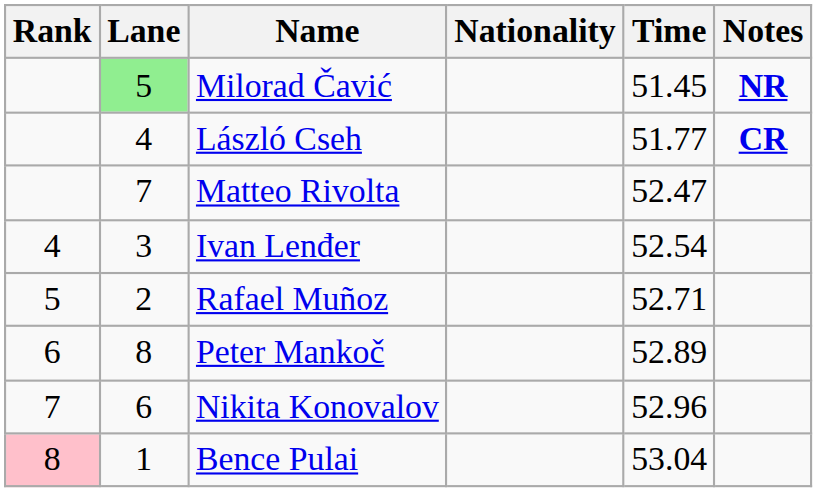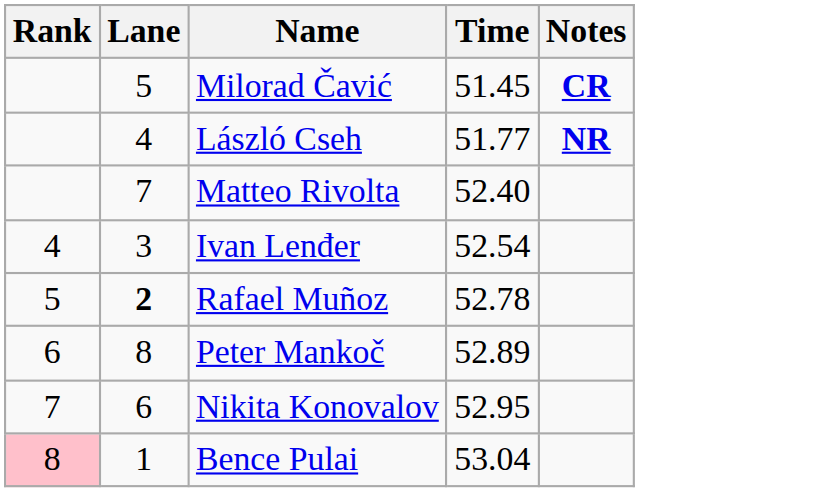- column: (535, 31)
(144, 84) lightgreen background -> (144, 84) no background
(763, 84) NR -> (586, 84) CR
(763, 138) CR -> (586, 138) NR
(669, 191) 52.47 -> (492, 191) 52.40
(144, 298) normal -> (144, 298) bold
(669, 298) 52.71 -> (492, 298) 52.78
(669, 406) 52.96 -> (492, 406) 52.95
